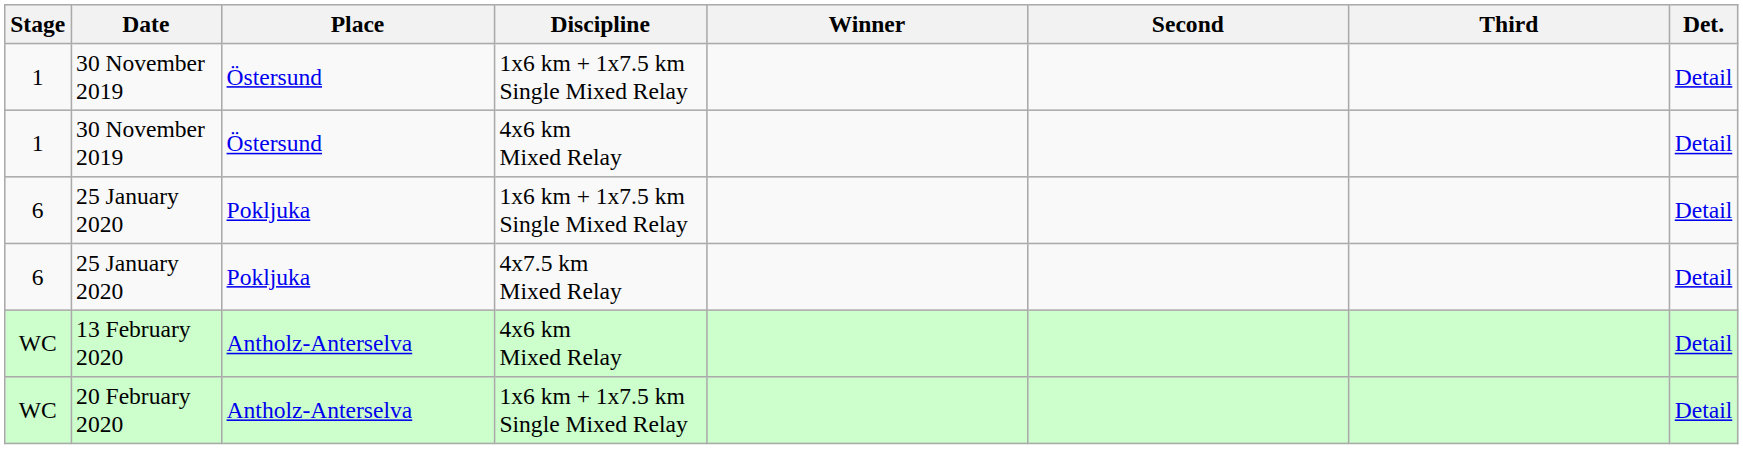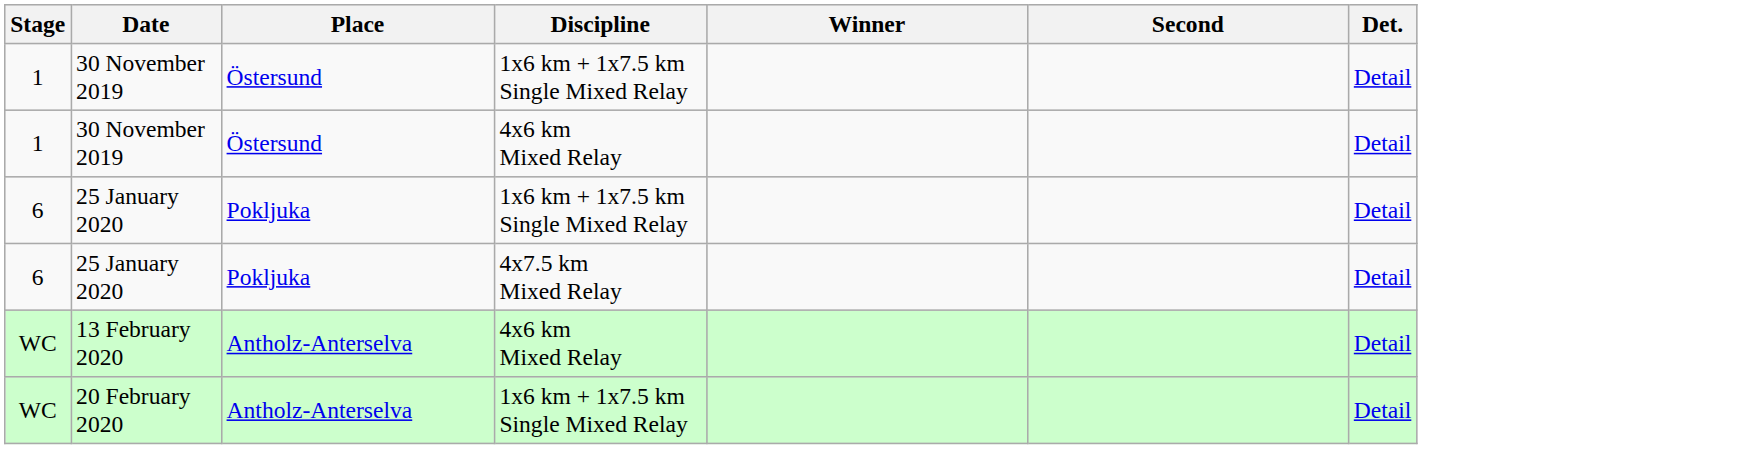- column: (1509, 24)
